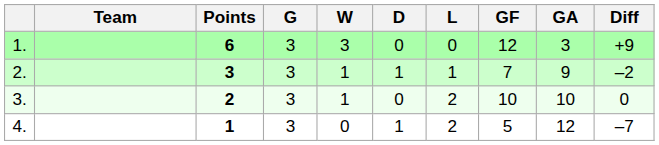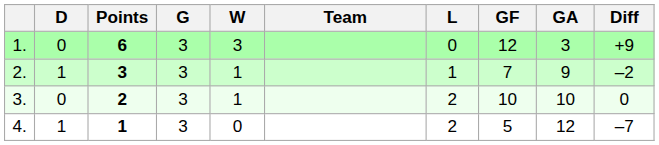columns swapped: (115, 18) <-> (399, 18)
